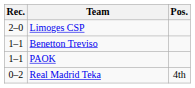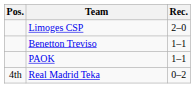columns swapped: (179, 12) <-> (16, 12)
